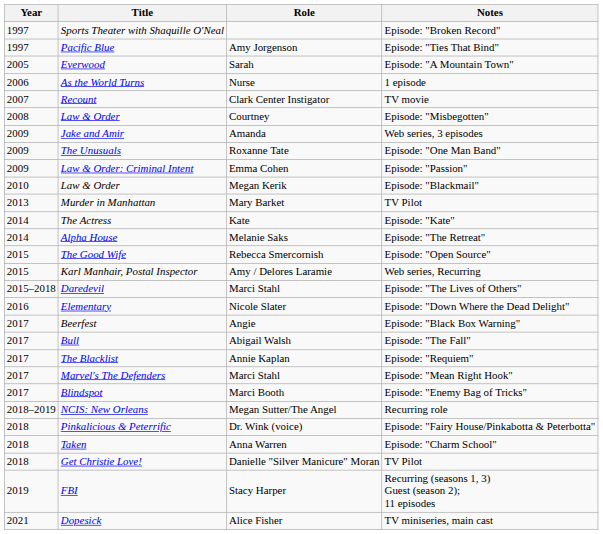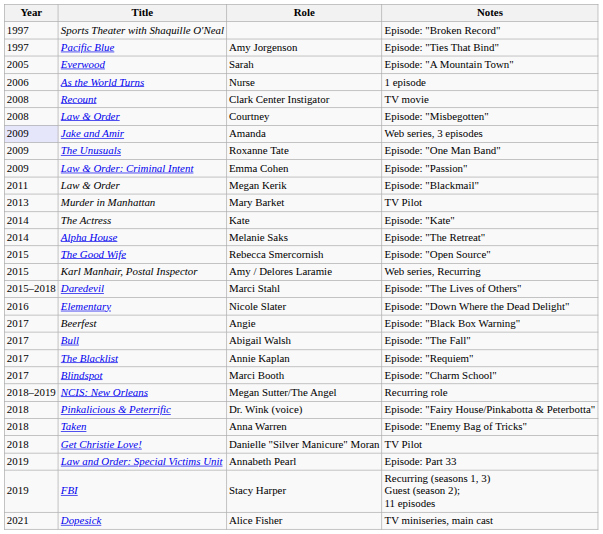(18, 99) 2007 -> (18, 99) 2008
(18, 133) no background -> (18, 133) lavender background
(18, 185) 2010 -> (18, 185) 2011
- row: (113, 375)
(456, 392) Episode: "Enemy Bag of Tricks" -> (441, 375) Episode: "Charm School"
(441, 444) Episode: "Charm School" -> (456, 427) Episode: "Enemy Bag of Tricks"
+ row: (142, 461)
